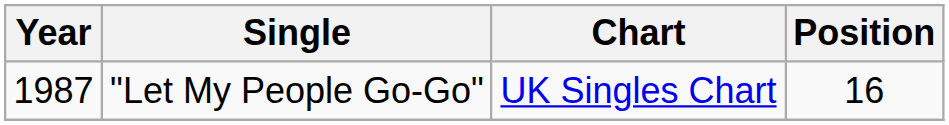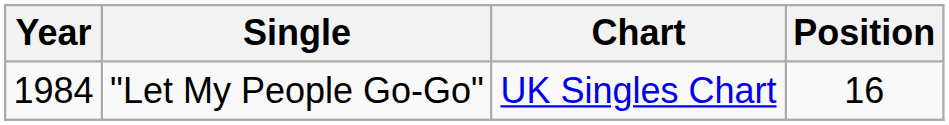(53, 90) 1987 -> (53, 90) 1984
